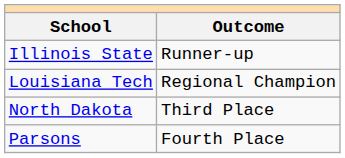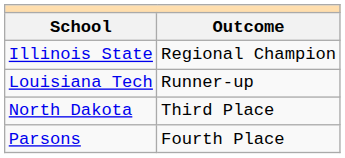(207, 55) Runner-up -> (249, 55) Regional Champion
(249, 83) Regional Champion -> (207, 83) Runner-up
